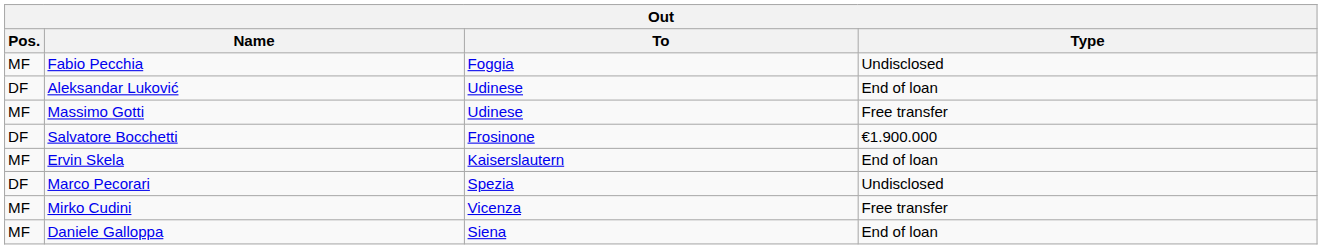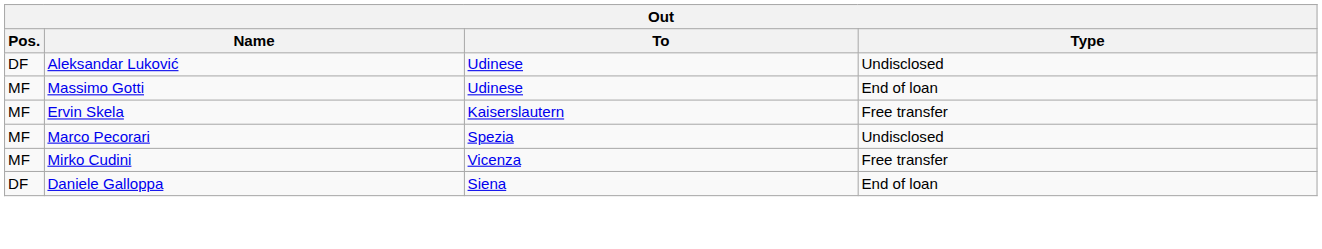- row: (95, 65)
(900, 89) End of loan -> (903, 65) Undisclosed
(905, 112) Free transfer -> (900, 89) End of loan
- row: (113, 136)
(900, 160) End of loan -> (905, 112) Free transfer
(18, 184) DF -> (19, 136) MF
(19, 232) MF -> (18, 184) DF
